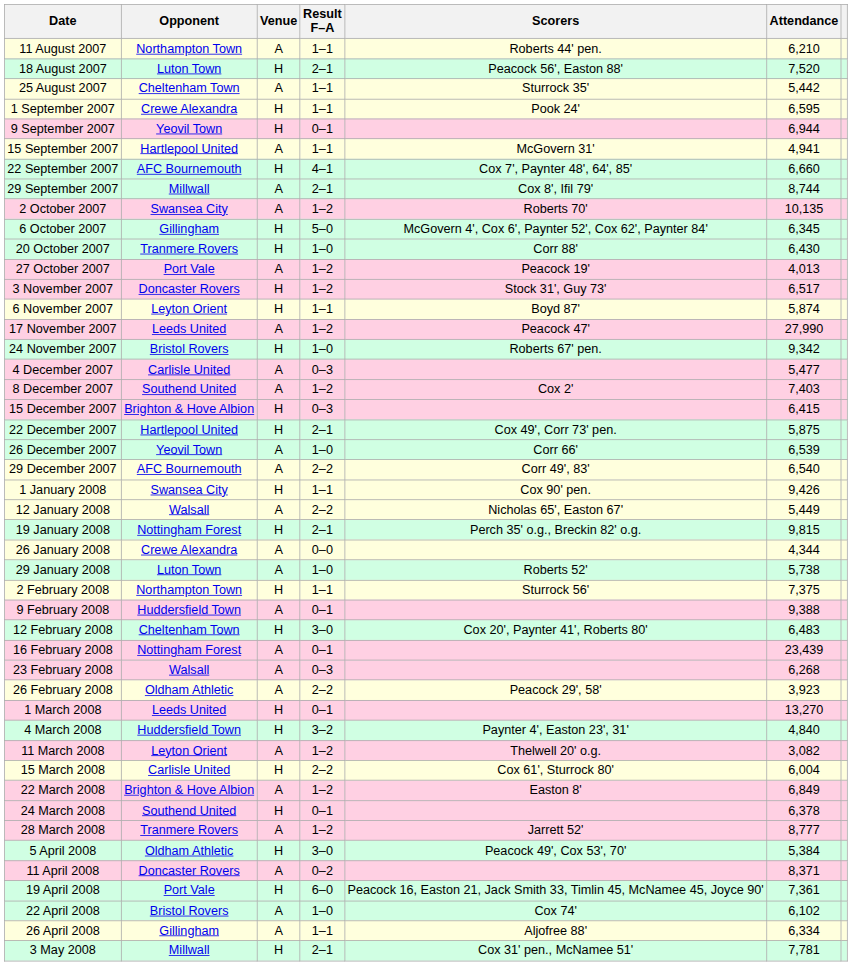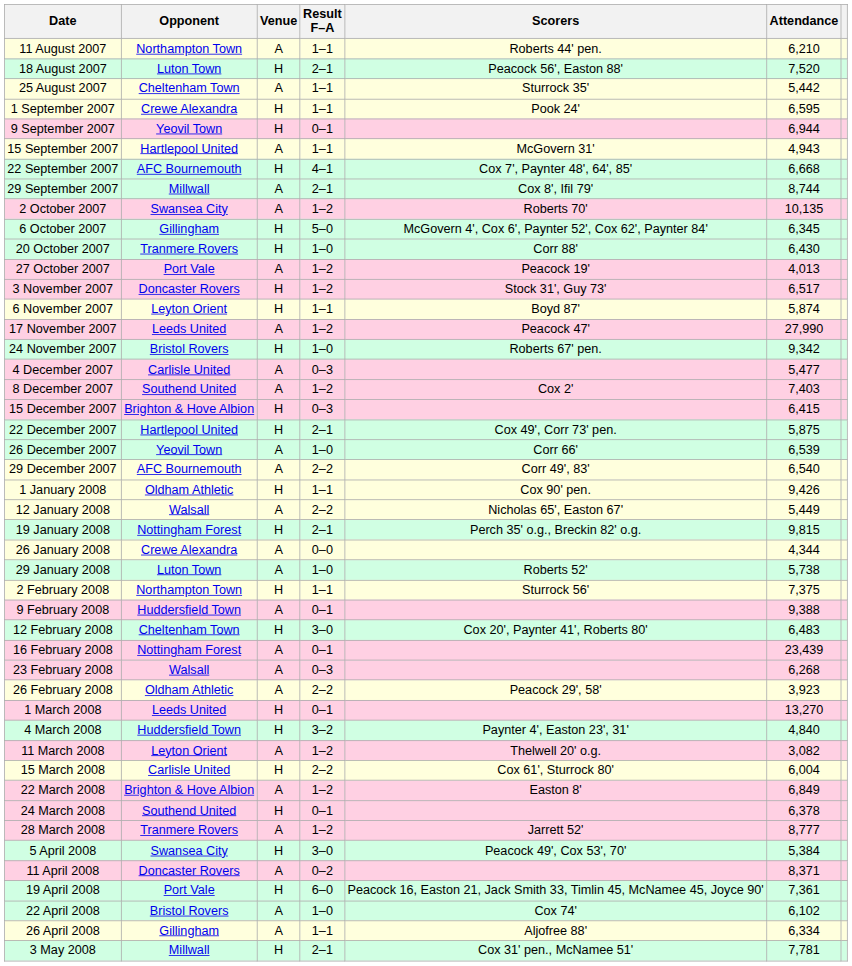(804, 149) 4,941 -> (804, 149) 4,943
(804, 169) 6,660 -> (804, 169) 6,668
(189, 489) Swansea City -> (189, 489) Oldham Athletic
(189, 850) Oldham Athletic -> (189, 850) Swansea City
